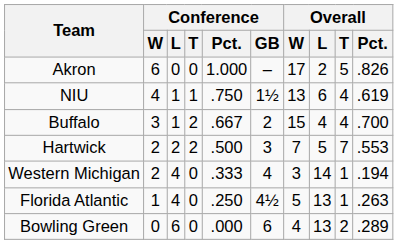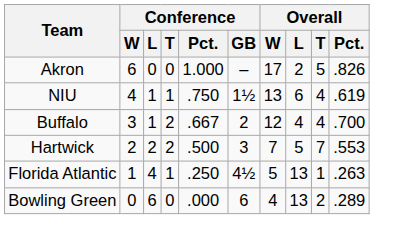(296, 122) 15 -> (273, 122) 12
- row: (74, 174)
(193, 200) 0 -> (170, 174) 1
